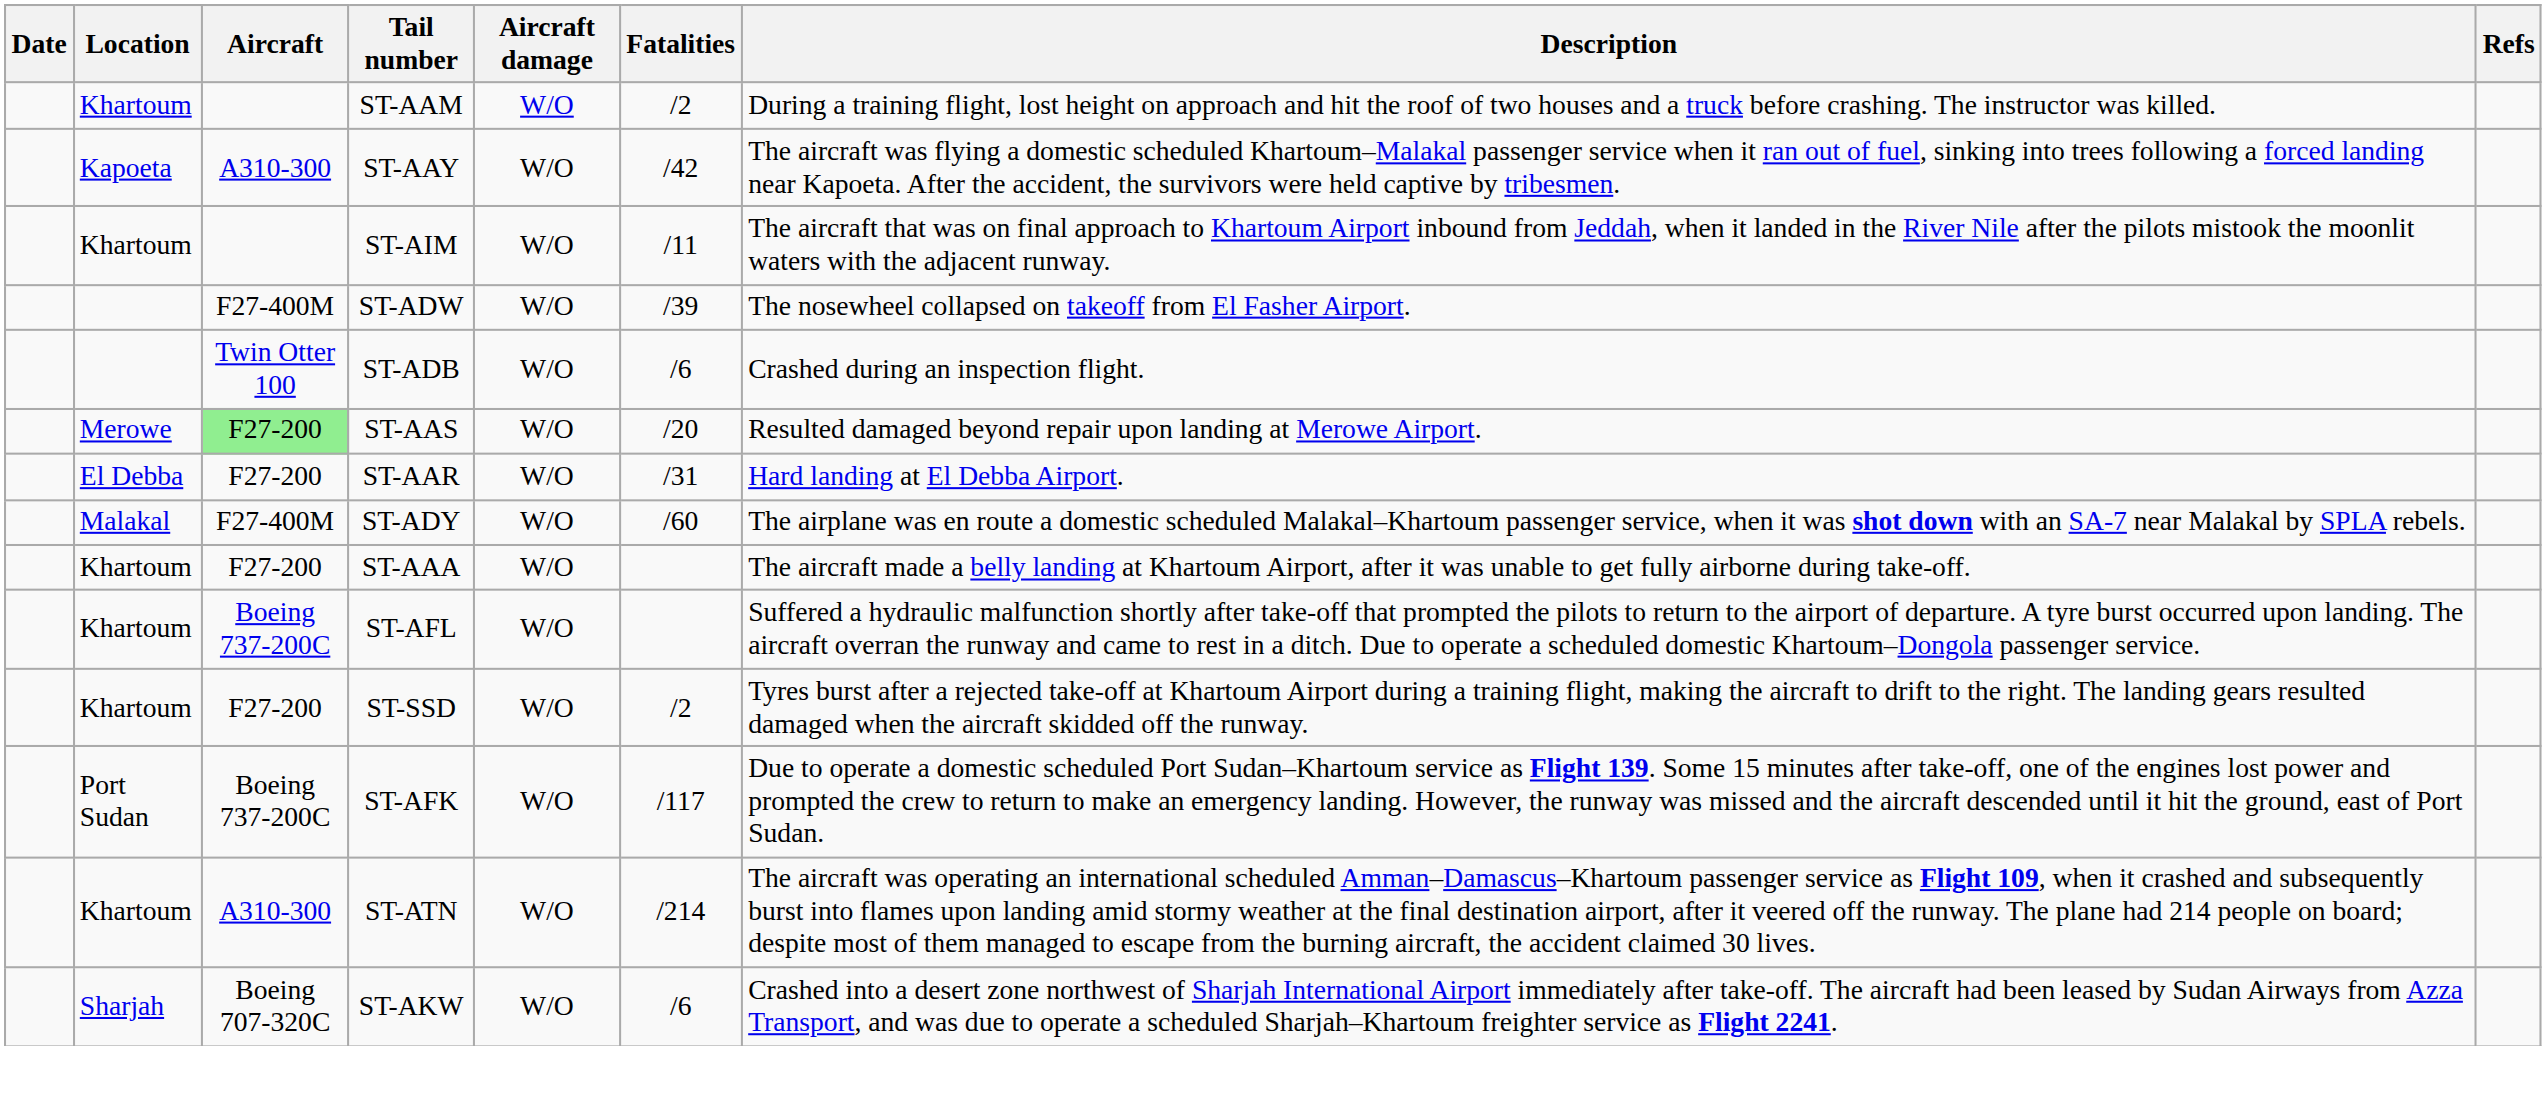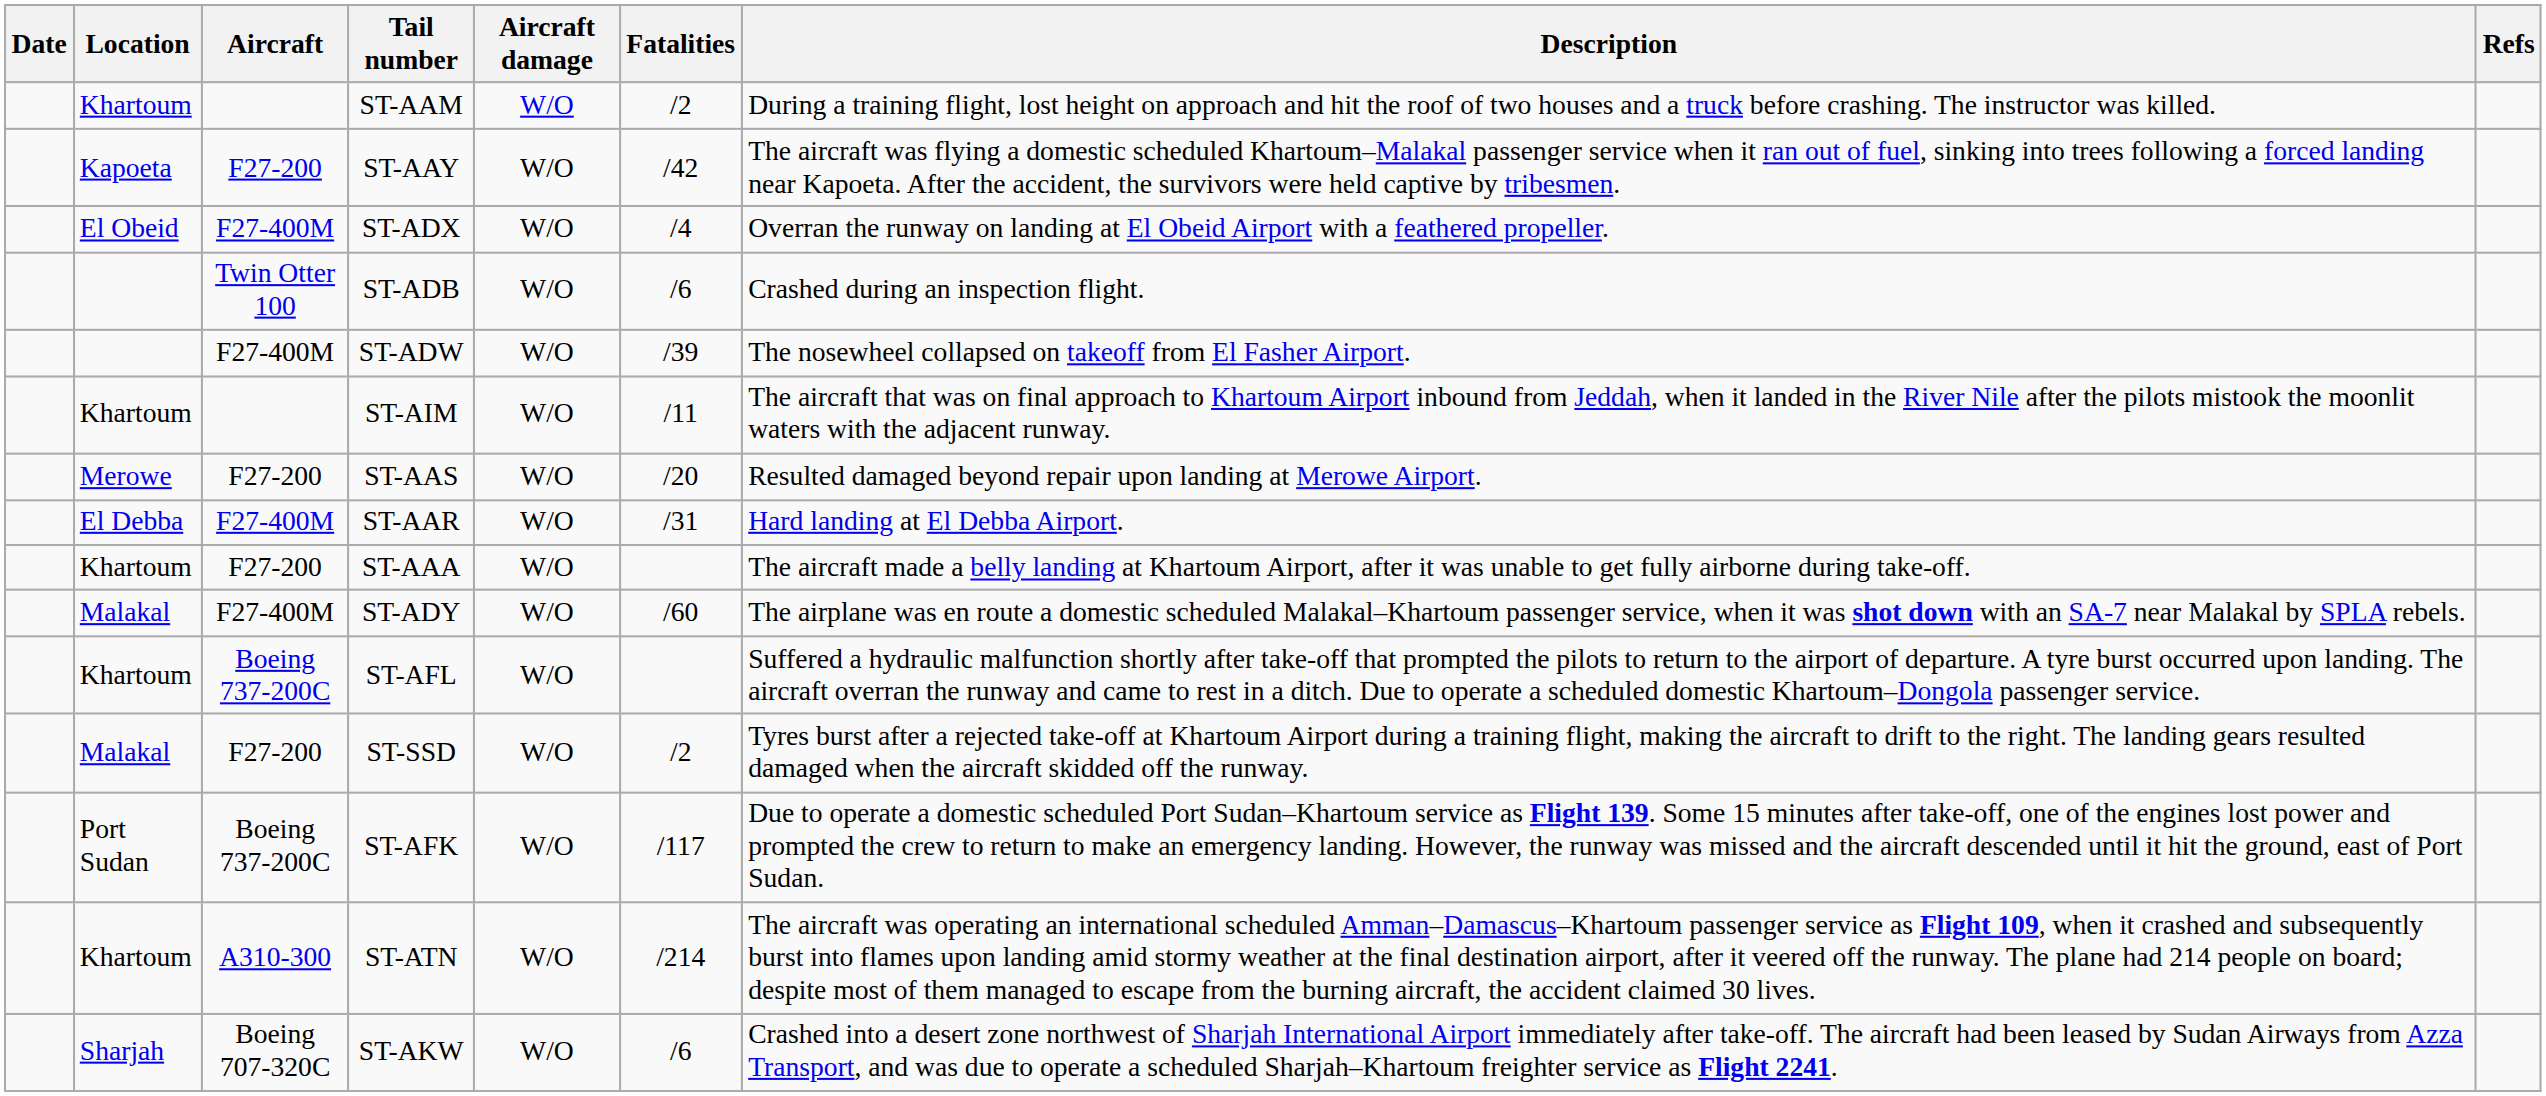(275, 166) A310-300 -> (275, 166) F27-200
+ row: (411, 228)
rows swapped: (411, 368) <-> (411, 244)
(275, 430) lightgreen background -> (275, 475) no background
(275, 475) F27-200 -> (275, 521) F27-400M
rows swapped: (411, 521) <-> (411, 566)
(136, 706) Khartoum -> (125, 752) Malakal
